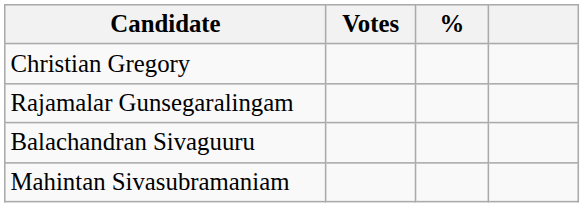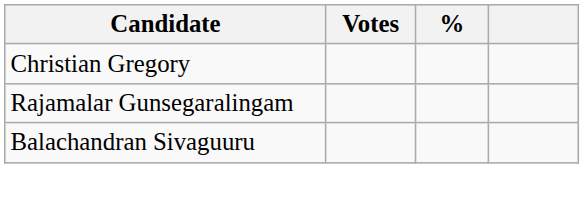- row: (150, 181)
